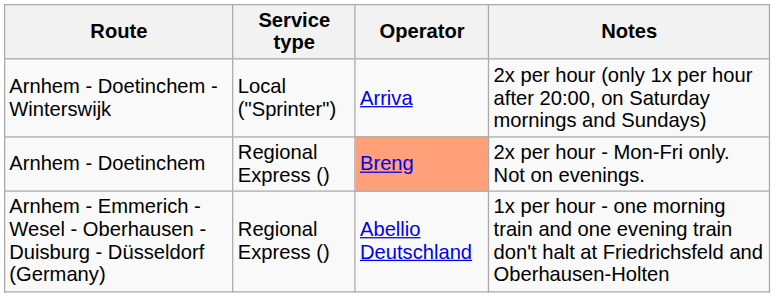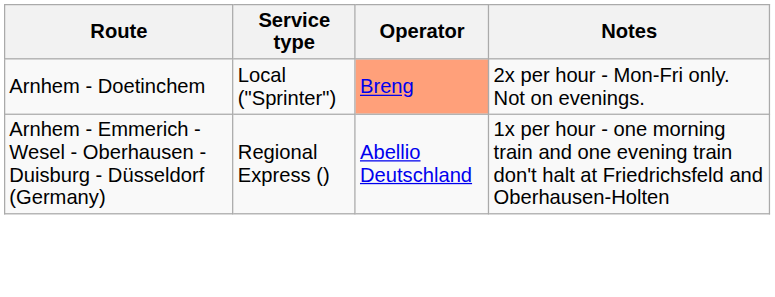- row: (113, 97)
(284, 163) Regional Express () -> (287, 86) Local ("Sprinter")
